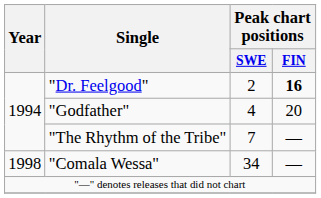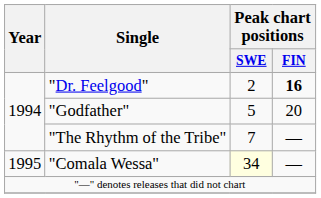(251, 111) 4 -> (251, 111) 5
(25, 163) 1998 -> (25, 163) 1995
(251, 163) no background -> (251, 163) lightyellow background
